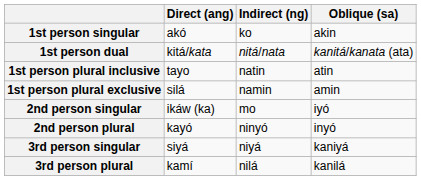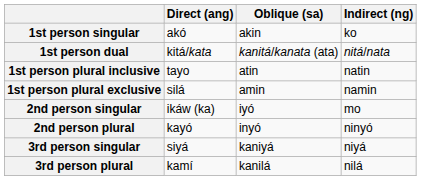columns swapped: (274, 14) <-> (364, 14)
